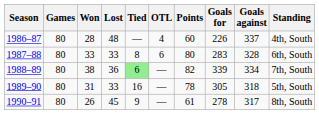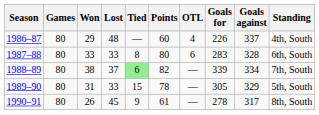columns swapped: (162, 17) <-> (190, 17)
(90, 39) 28 -> (90, 39) 29
(113, 70) 36 -> (113, 70) 37
(137, 86) 16 -> (137, 86) 15
(252, 86) 318 -> (252, 86) 329
